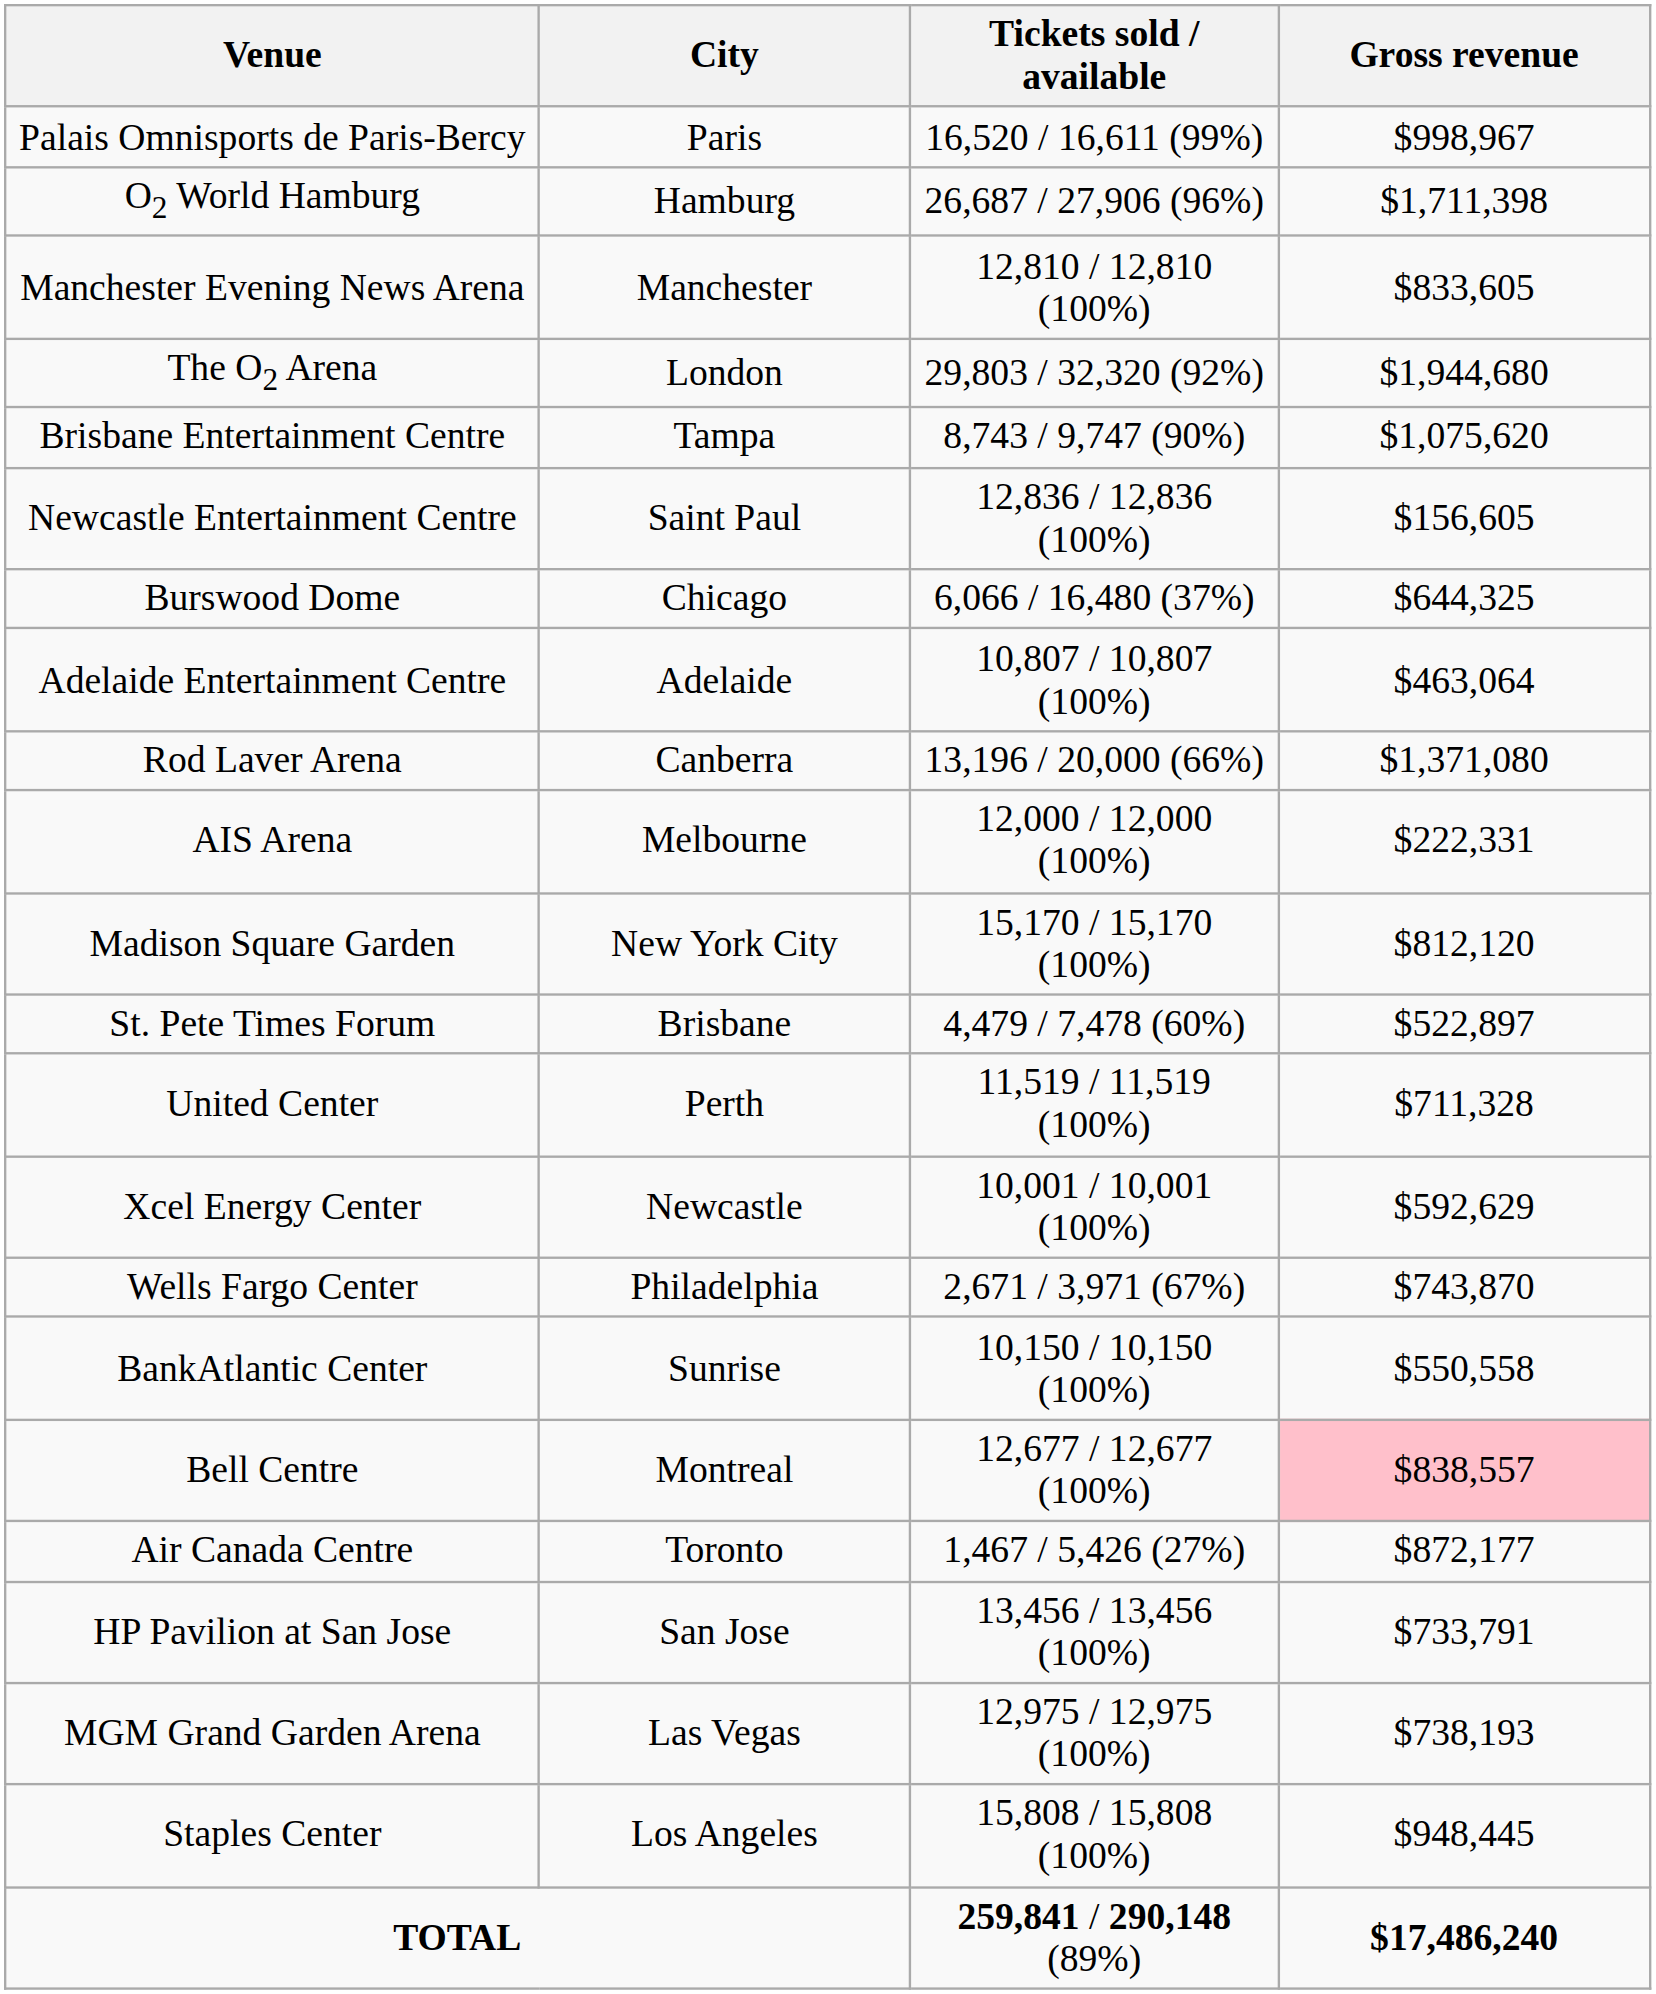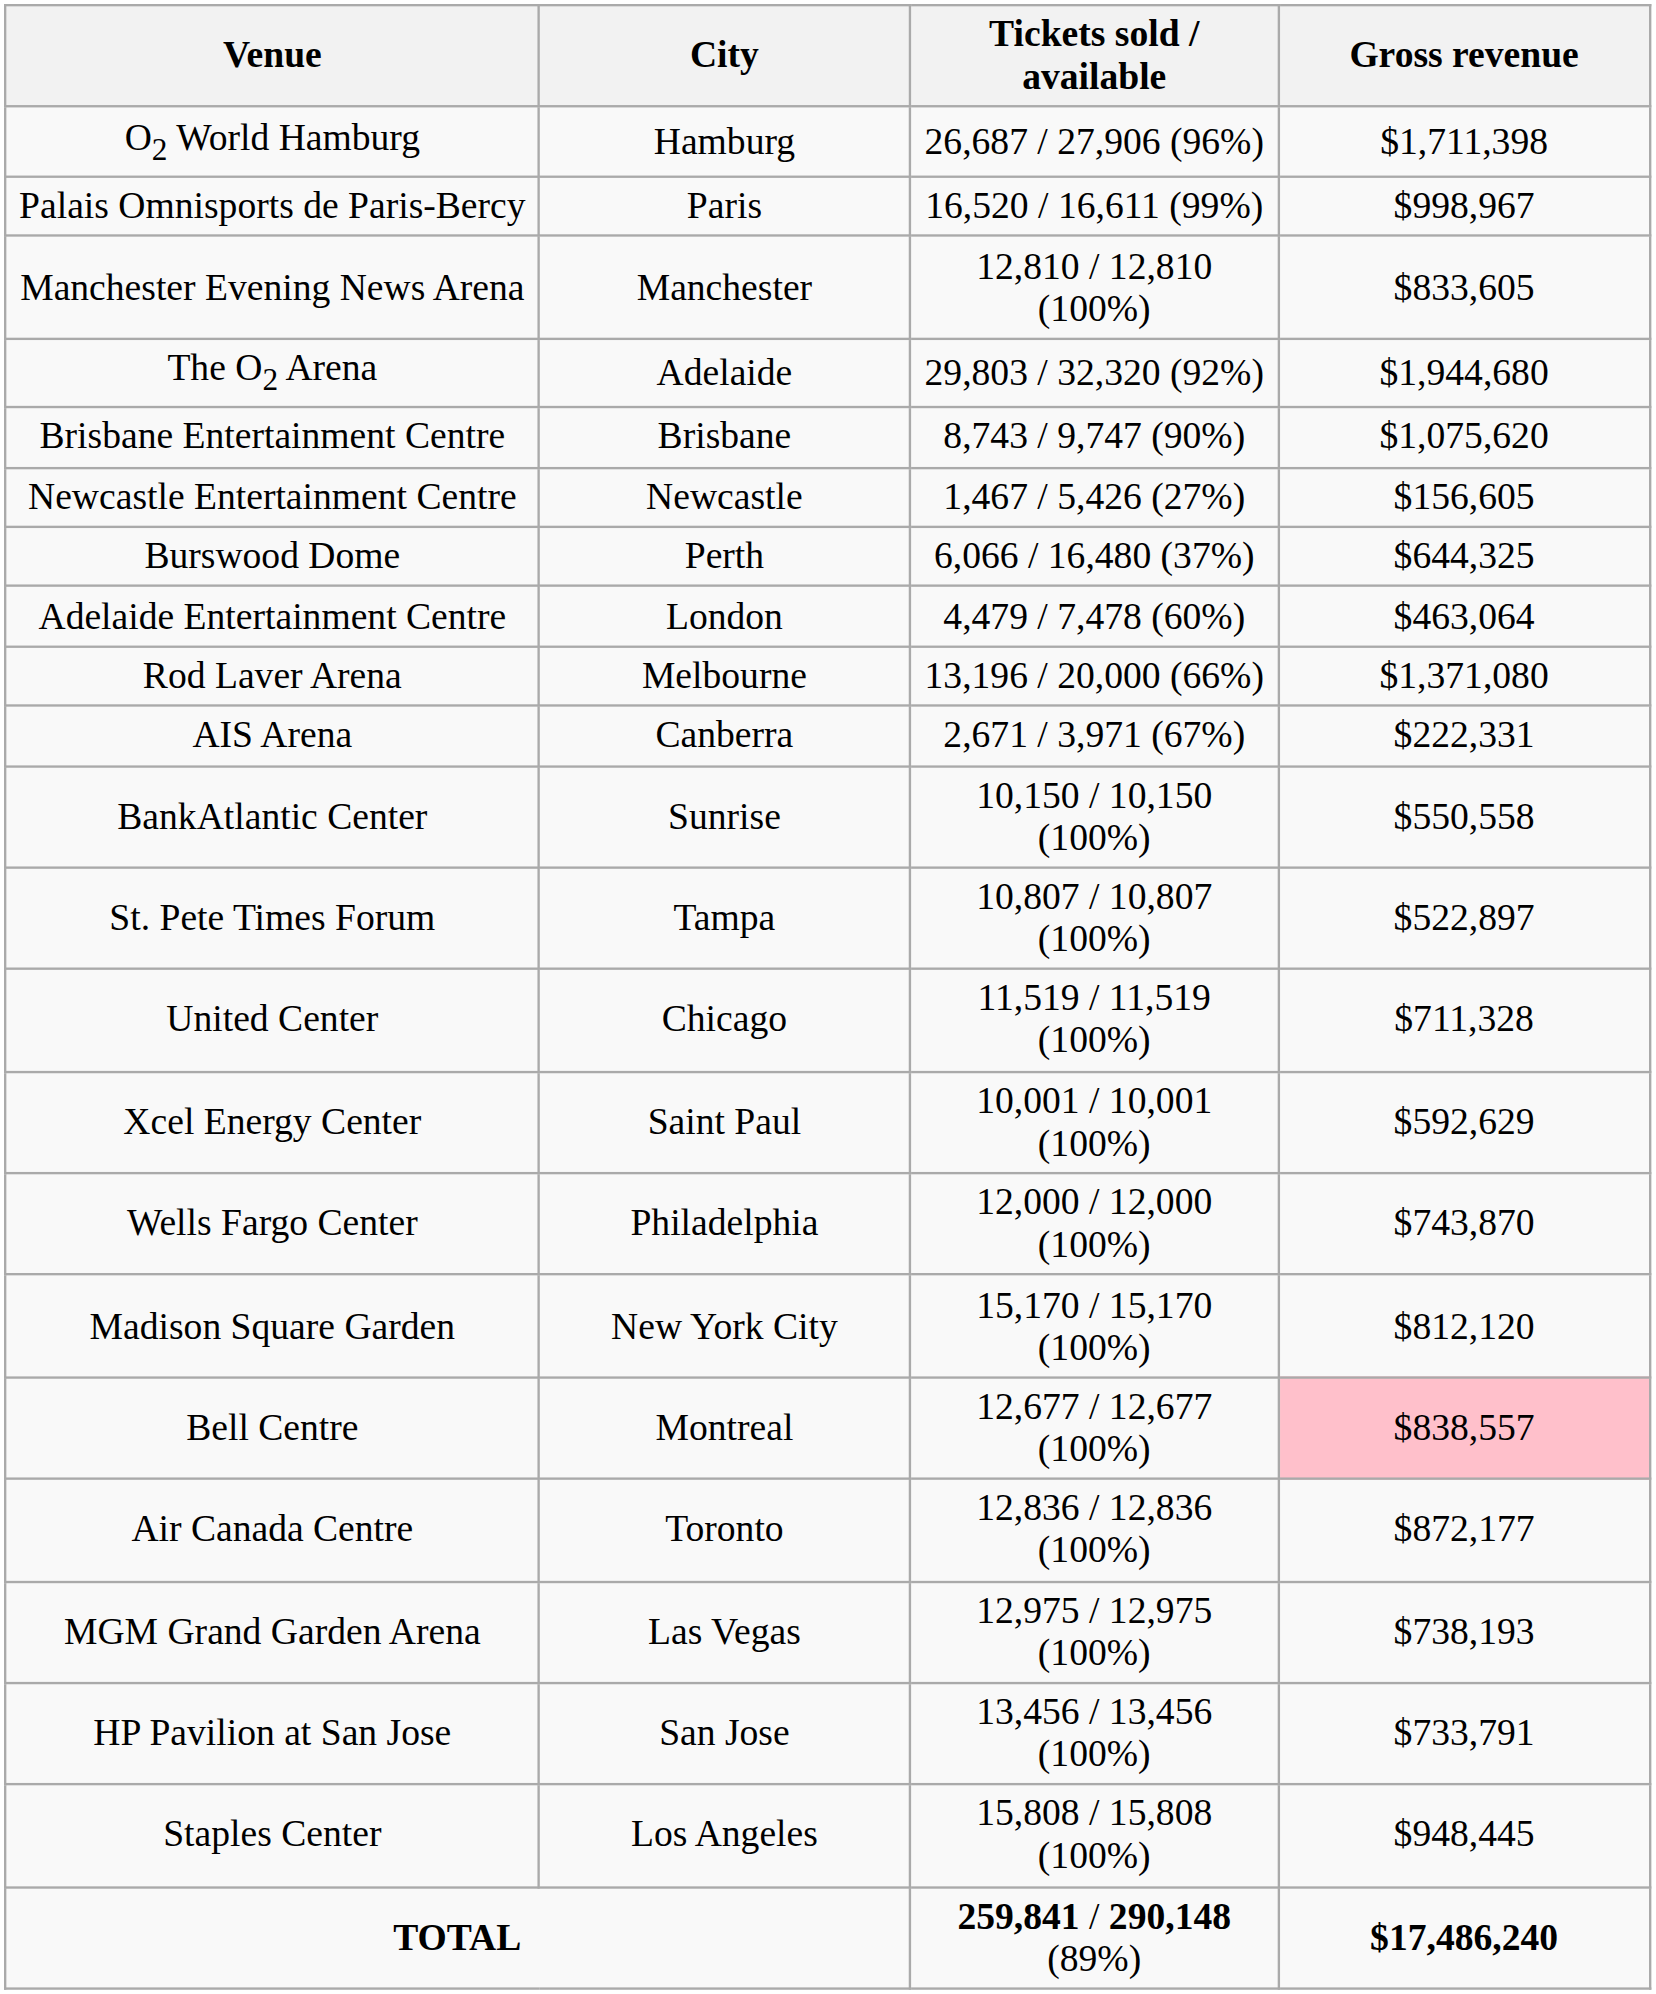rows swapped: (272, 136) <-> (272, 200)
(724, 372) London -> (724, 372) Adelaide
(724, 436) Tampa -> (724, 436) Brisbane
(724, 517) Saint Paul -> (724, 496) Newcastle
(1094, 517) 12,836 / 12,836 (100%) -> (1094, 496) 1,467 / 5,426 (27%)
(724, 598) Chicago -> (724, 556) Perth
(724, 679) Adelaide -> (724, 615) London
(1094, 679) 10,807 / 10,807 (100%) -> (1094, 615) 4,479 / 7,478 (60%)
(724, 759) Canberra -> (724, 675) Melbourne
(724, 840) Melbourne -> (724, 734) Canberra
(1094, 840) 12,000 / 12,000 (100%) -> (1094, 734) 2,671 / 3,971 (67%)
rows swapped: (272, 1367) <-> (272, 942)
(724, 1023) Brisbane -> (724, 917) Tampa
(1094, 1023) 4,479 / 7,478 (60%) -> (1094, 917) 10,807 / 10,807 (100%)
(724, 1104) Perth -> (724, 1019) Chicago
(724, 1206) Newcastle -> (724, 1121) Saint Paul
(1094, 1286) 2,671 / 3,971 (67%) -> (1094, 1223) 12,000 / 12,000 (100%)
(1094, 1550) 1,467 / 5,426 (27%) -> (1094, 1529) 12,836 / 12,836 (100%)
rows swapped: (272, 1733) <-> (272, 1631)
